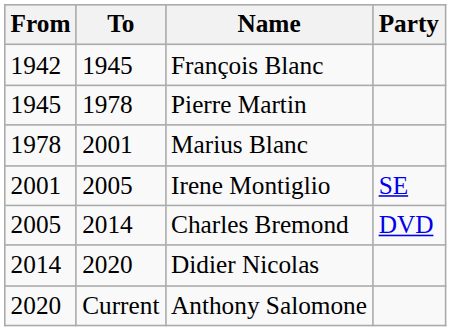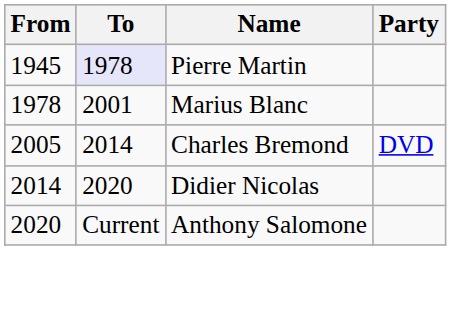- row: (247, 64)
(107, 104) no background -> (107, 64) lavender background
- row: (251, 184)
